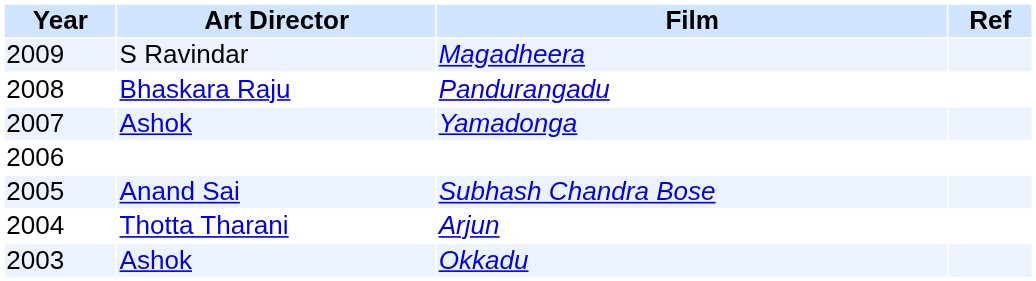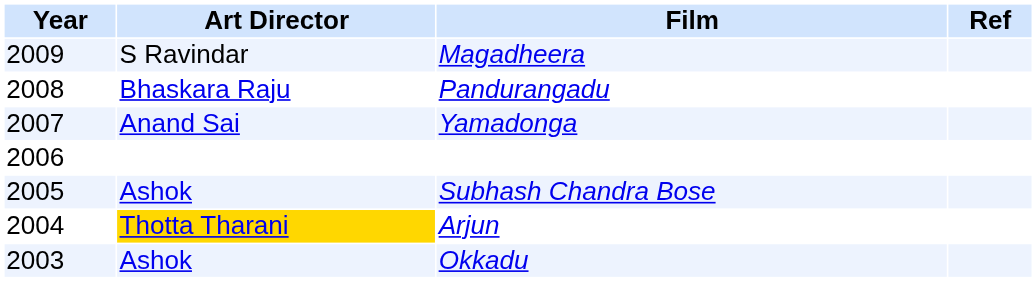(156, 123) Ashok -> (180, 123) Anand Sai
(180, 191) Anand Sai -> (156, 191) Ashok
(204, 225) no background -> (204, 225) gold background
